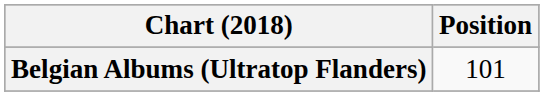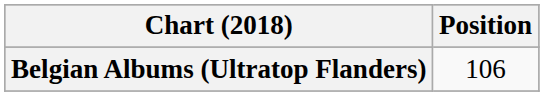(486, 68) 101 -> (486, 68) 106
